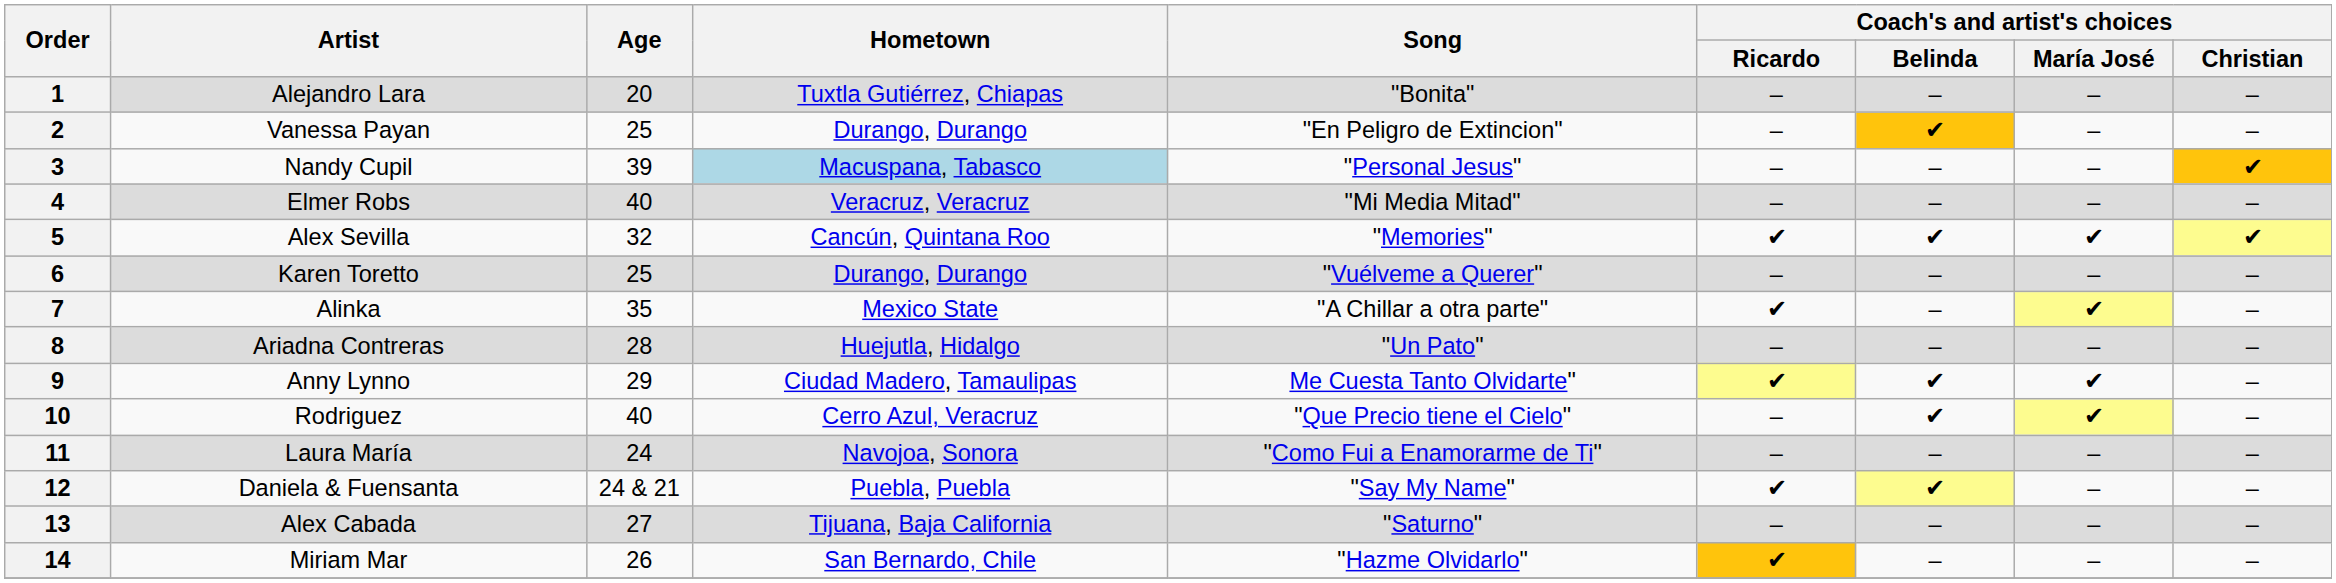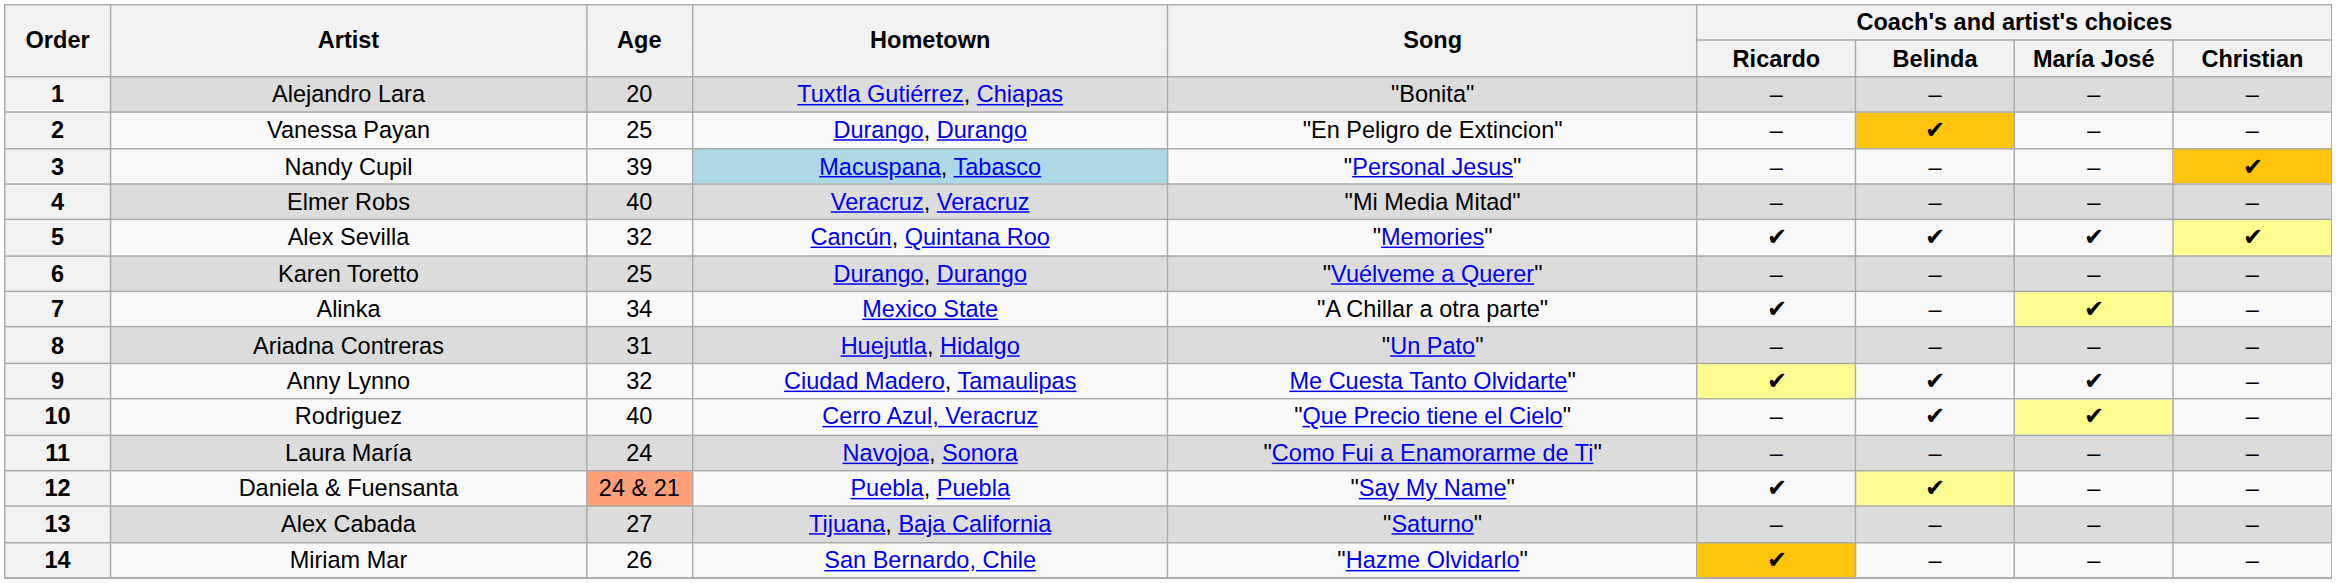(639, 309) 35 -> (639, 309) 34
(639, 345) 28 -> (639, 345) 31
(639, 381) 29 -> (639, 381) 32
(639, 488) no background -> (639, 488) lightsalmon background
